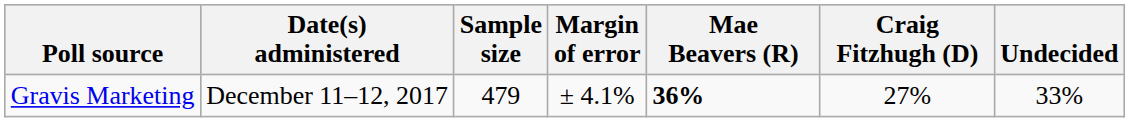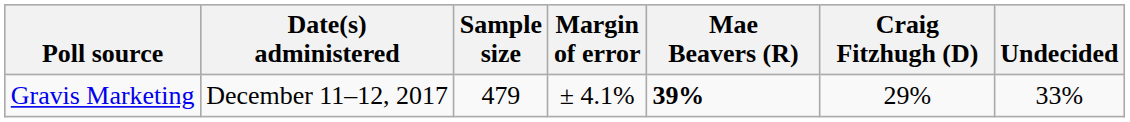(678, 95) 36% -> (678, 95) 39%
(907, 95) 27% -> (907, 95) 29%
